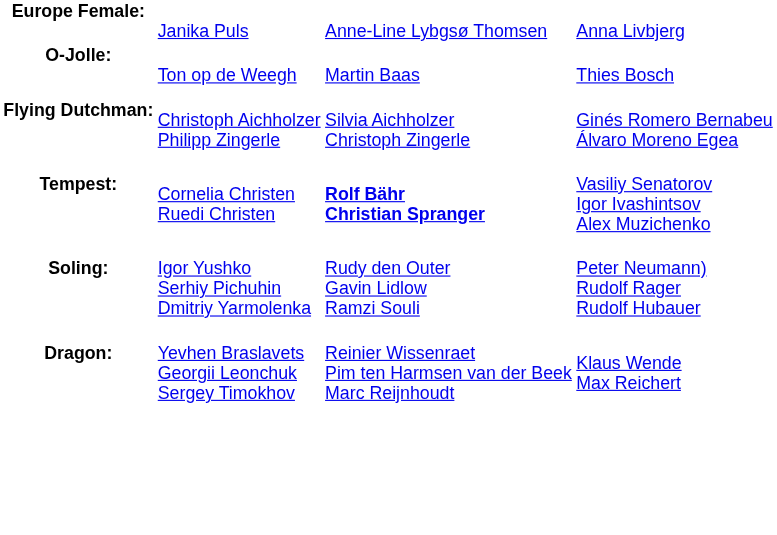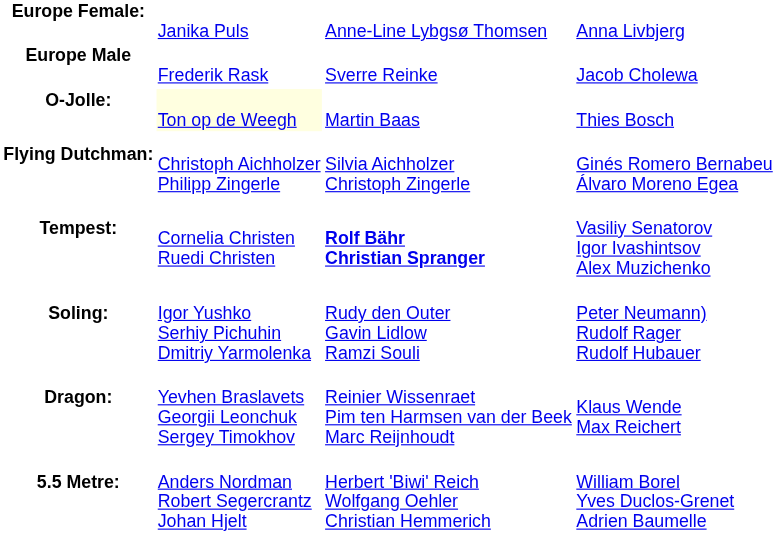+ row: (78, 55)
(227, 75) no background -> (227, 120) lightyellow background
+ row: (78, 481)
